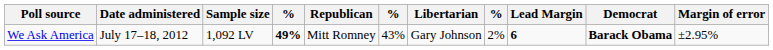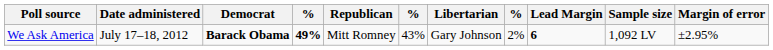columns swapped: (630, 14) <-> (238, 14)
